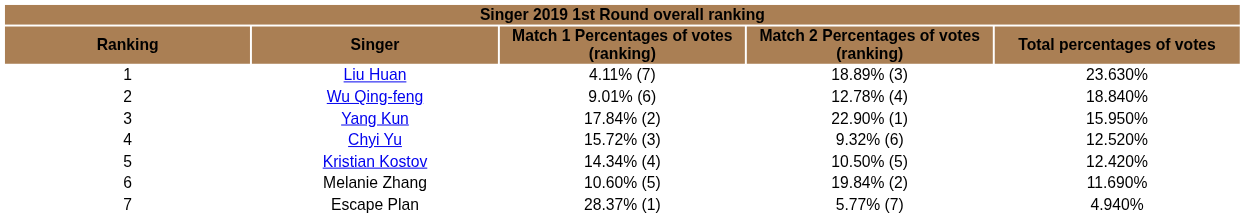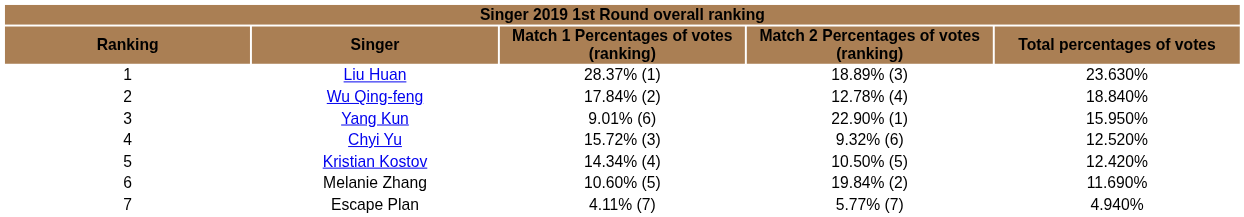(622, 75) 4.11% (7) -> (622, 75) 28.37% (1)
(622, 97) 9.01% (6) -> (622, 97) 17.84% (2)
(622, 118) 17.84% (2) -> (622, 118) 9.01% (6)
(622, 204) 28.37% (1) -> (622, 204) 4.11% (7)
